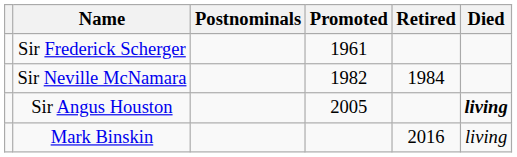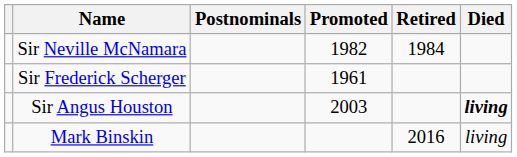rows swapped: (102, 48) <-> (102, 78)
(349, 107) 2005 -> (349, 107) 2003
